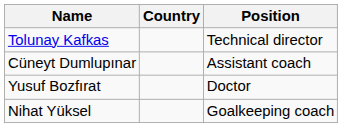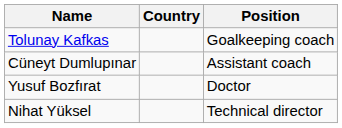(265, 39) Technical director -> (271, 39) Goalkeeping coach
(271, 110) Goalkeeping coach -> (265, 110) Technical director
